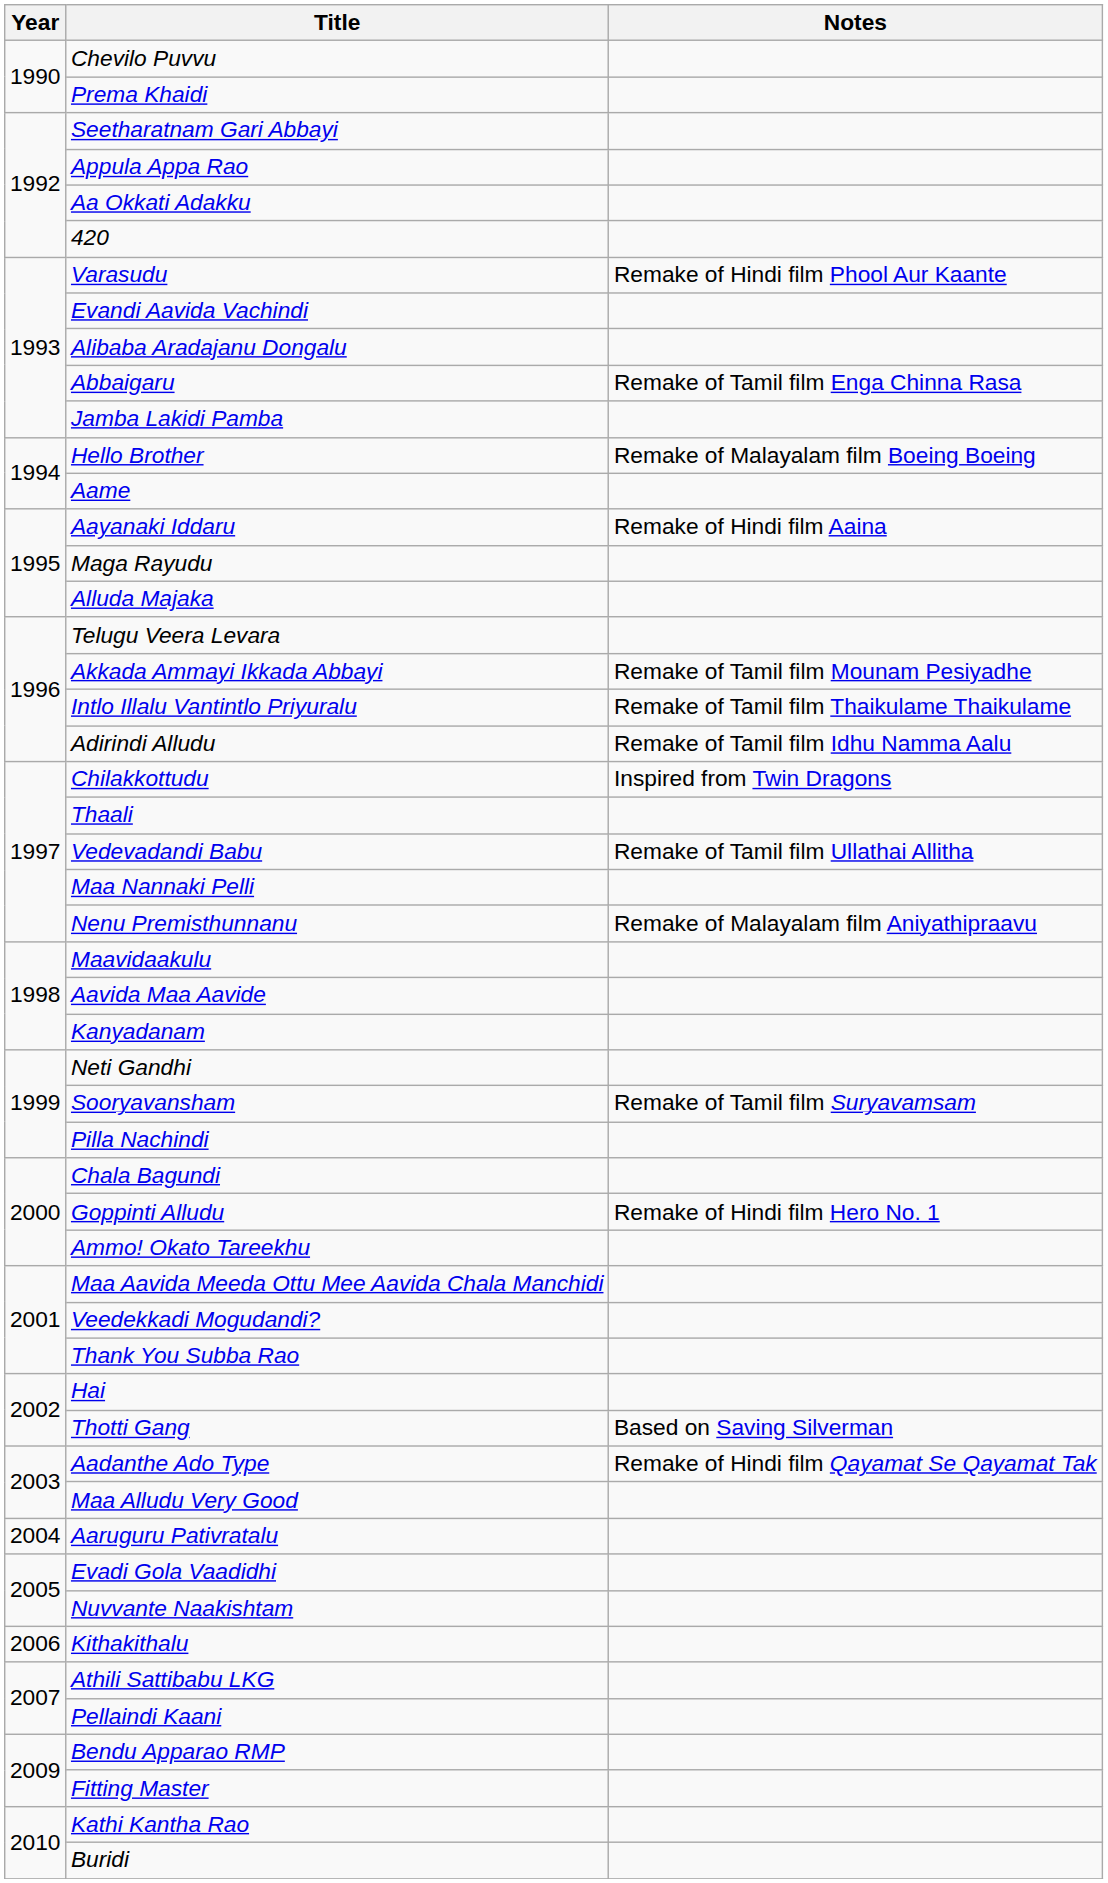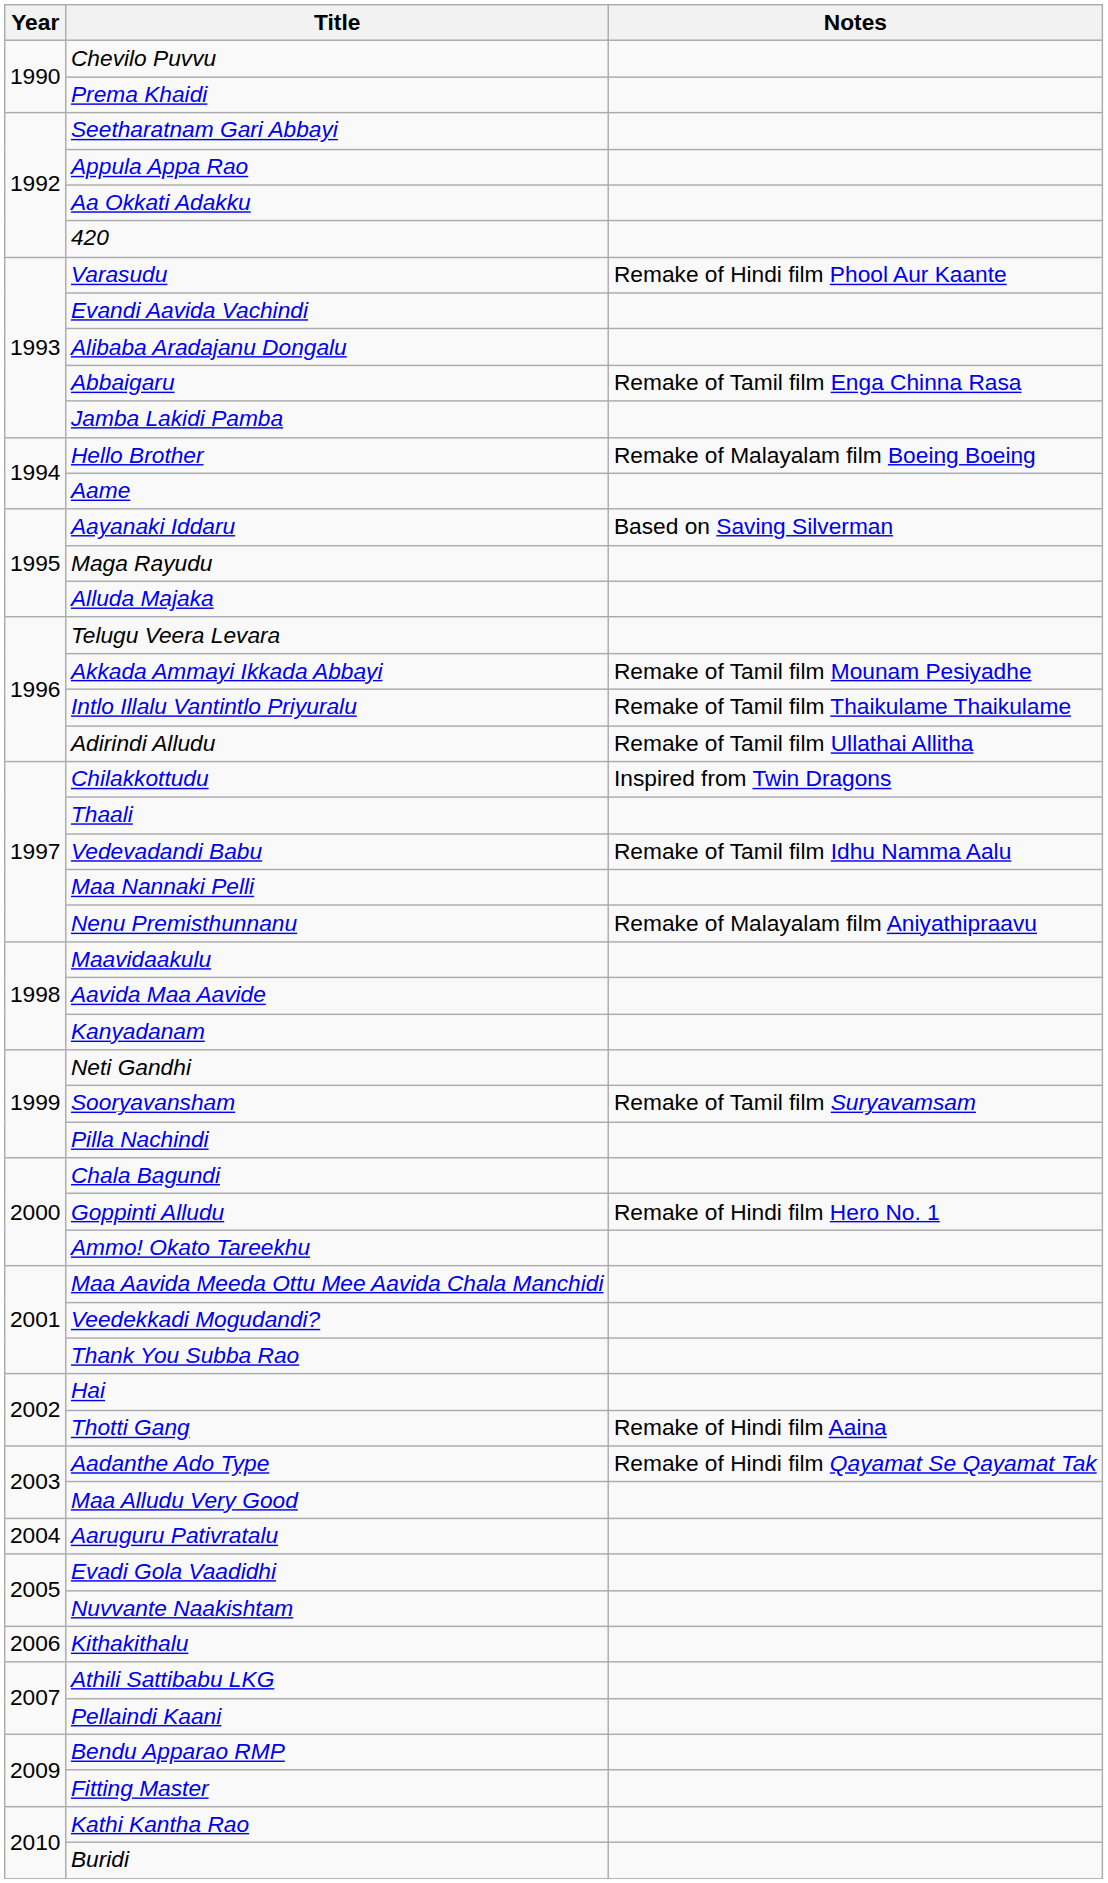(750, 526) Remake of Hindi film Aaina -> (754, 526) Based on Saving Silverman
(813, 743) Remake of Tamil film Idhu Namma Aalu -> (794, 743) Remake of Tamil film Ullathai Allitha
(794, 851) Remake of Tamil film Ullathai Allitha -> (813, 851) Remake of Tamil film Idhu Namma Aalu
(754, 1427) Based on Saving Silverman -> (750, 1427) Remake of Hindi film Aaina
